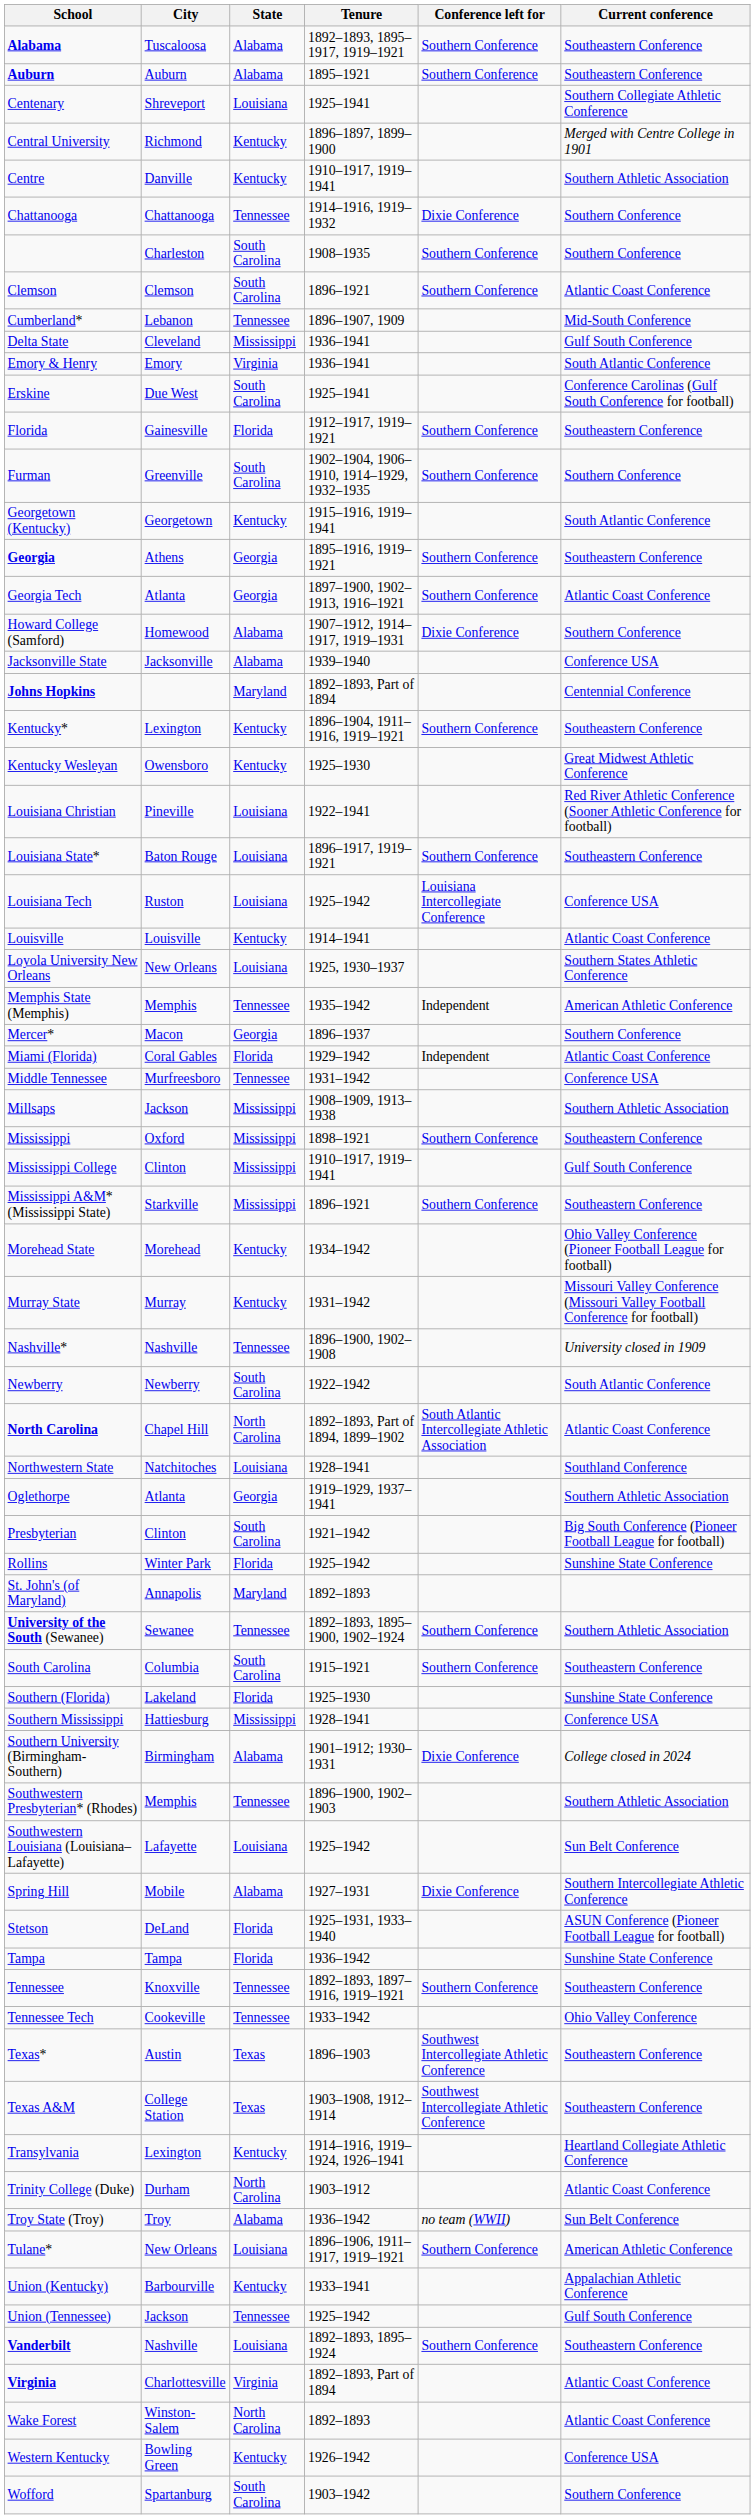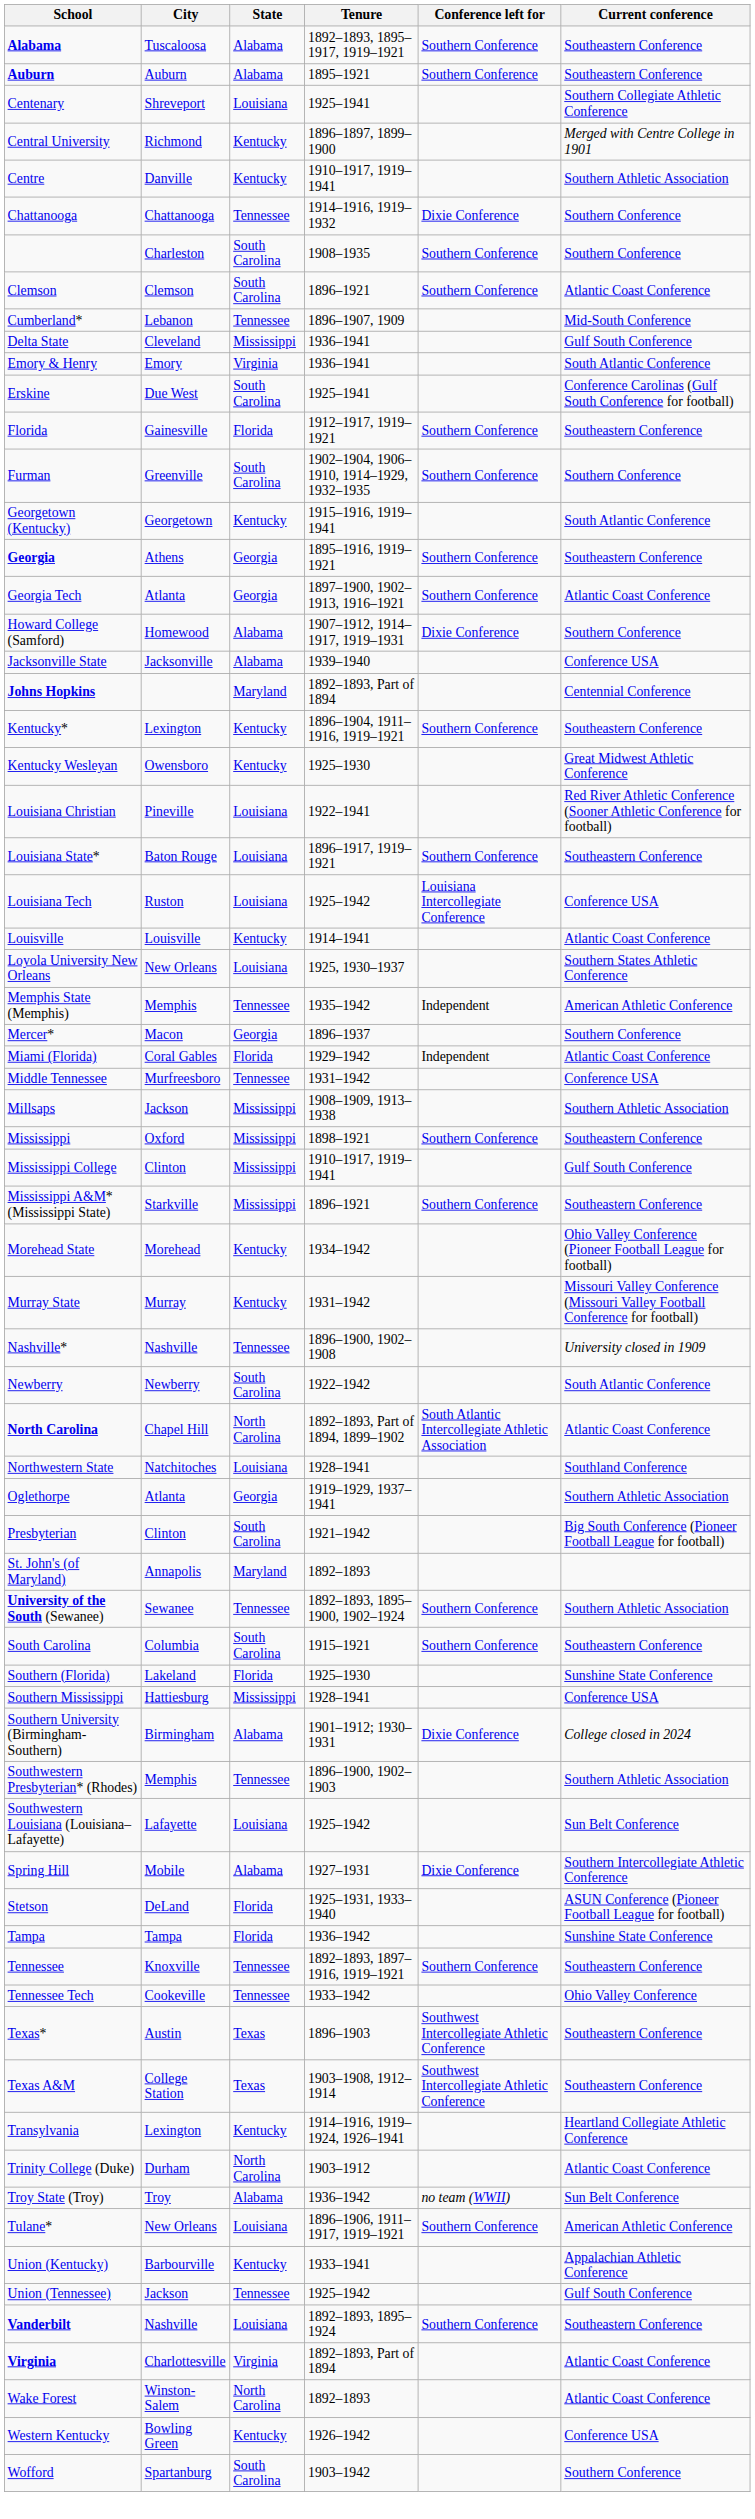- row: (27, 1563)
